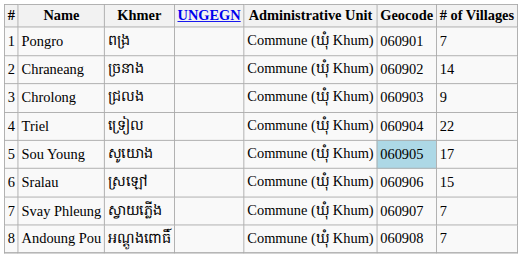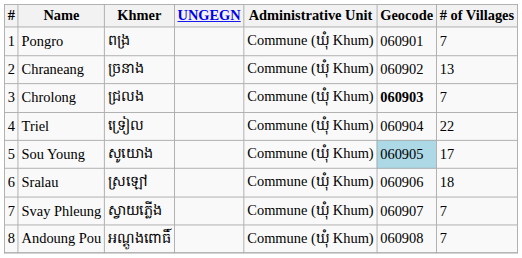(447, 69) 14 -> (447, 69) 13
(402, 97) normal -> (402, 97) bold
(443, 97) 9 -> (443, 97) 7
(447, 182) 15 -> (447, 182) 18
